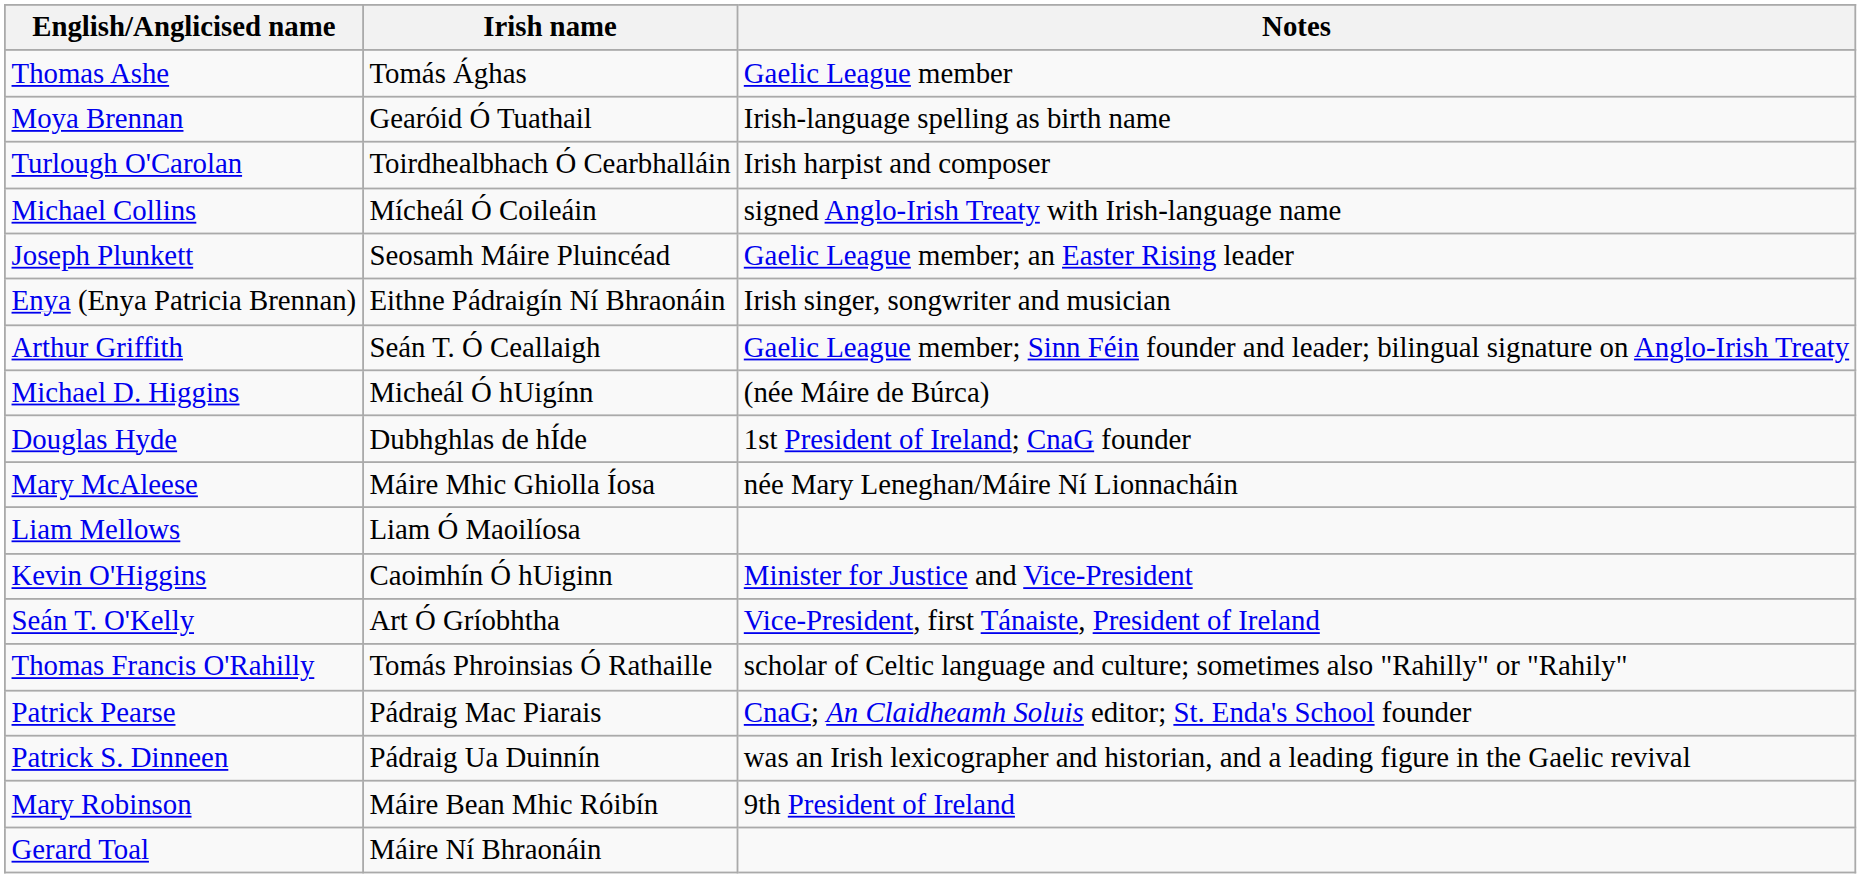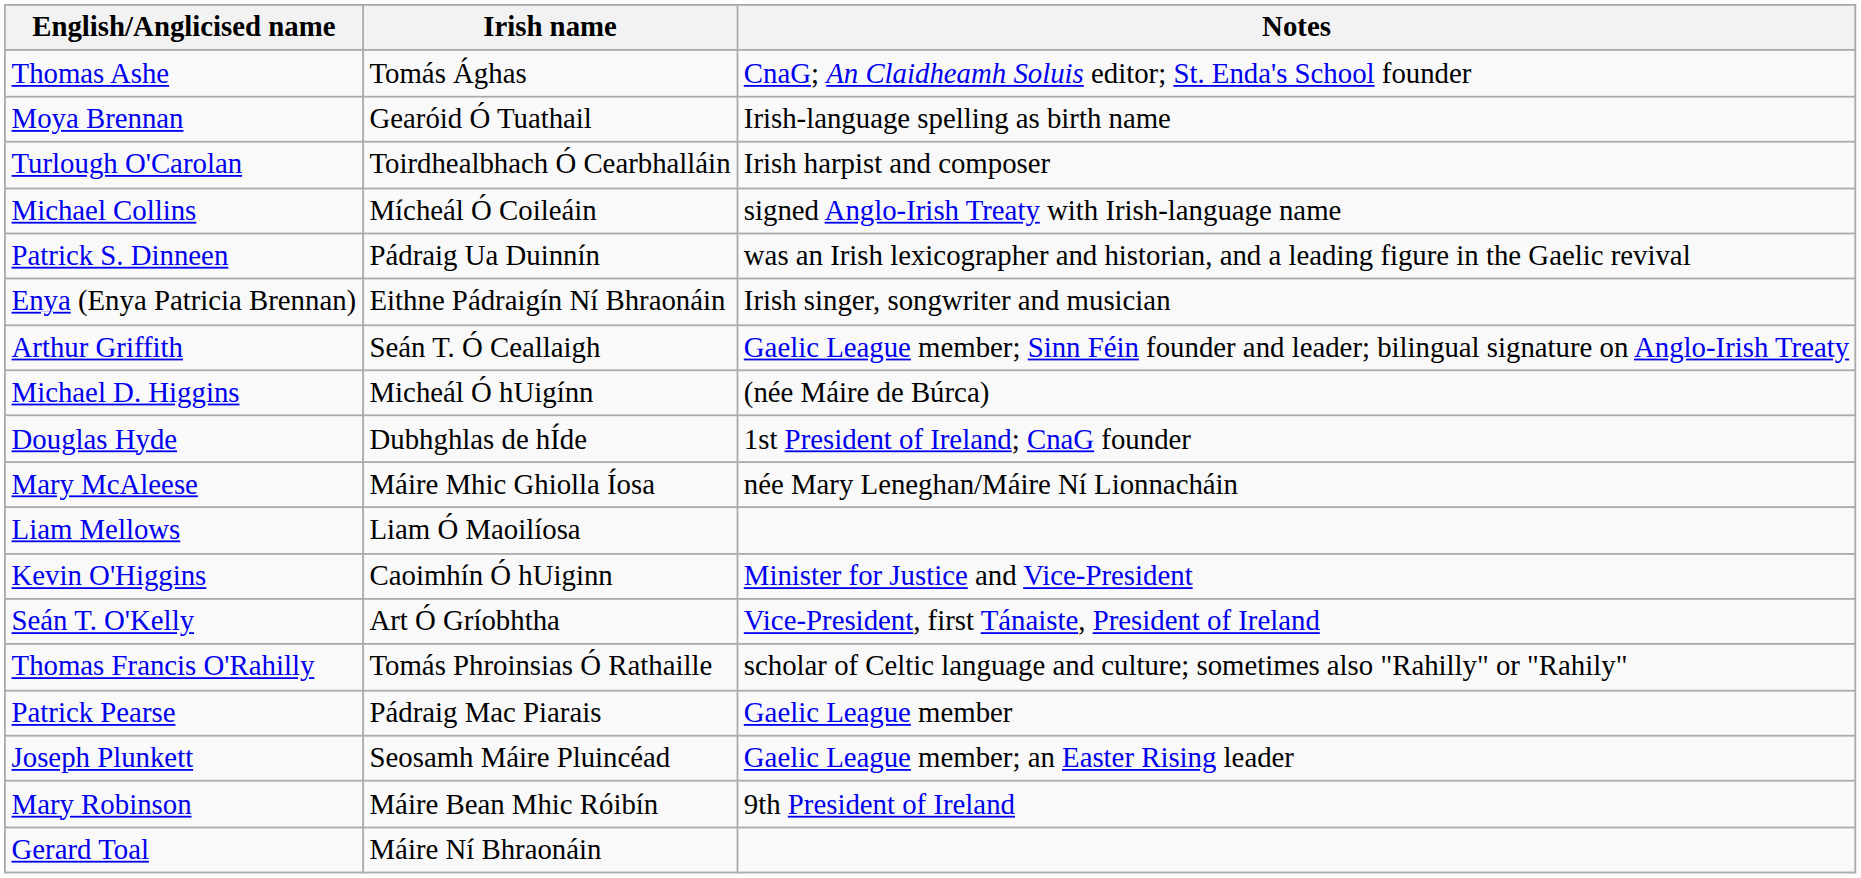(878, 73) Gaelic League member -> (1108, 73) CnaG; An Claidheamh Soluis editor; St. Enda's School founder
rows swapped: (120, 758) <-> (102, 255)
(1108, 712) CnaG; An Claidheamh Soluis editor; St. Enda's School founder -> (878, 712) Gaelic League member
